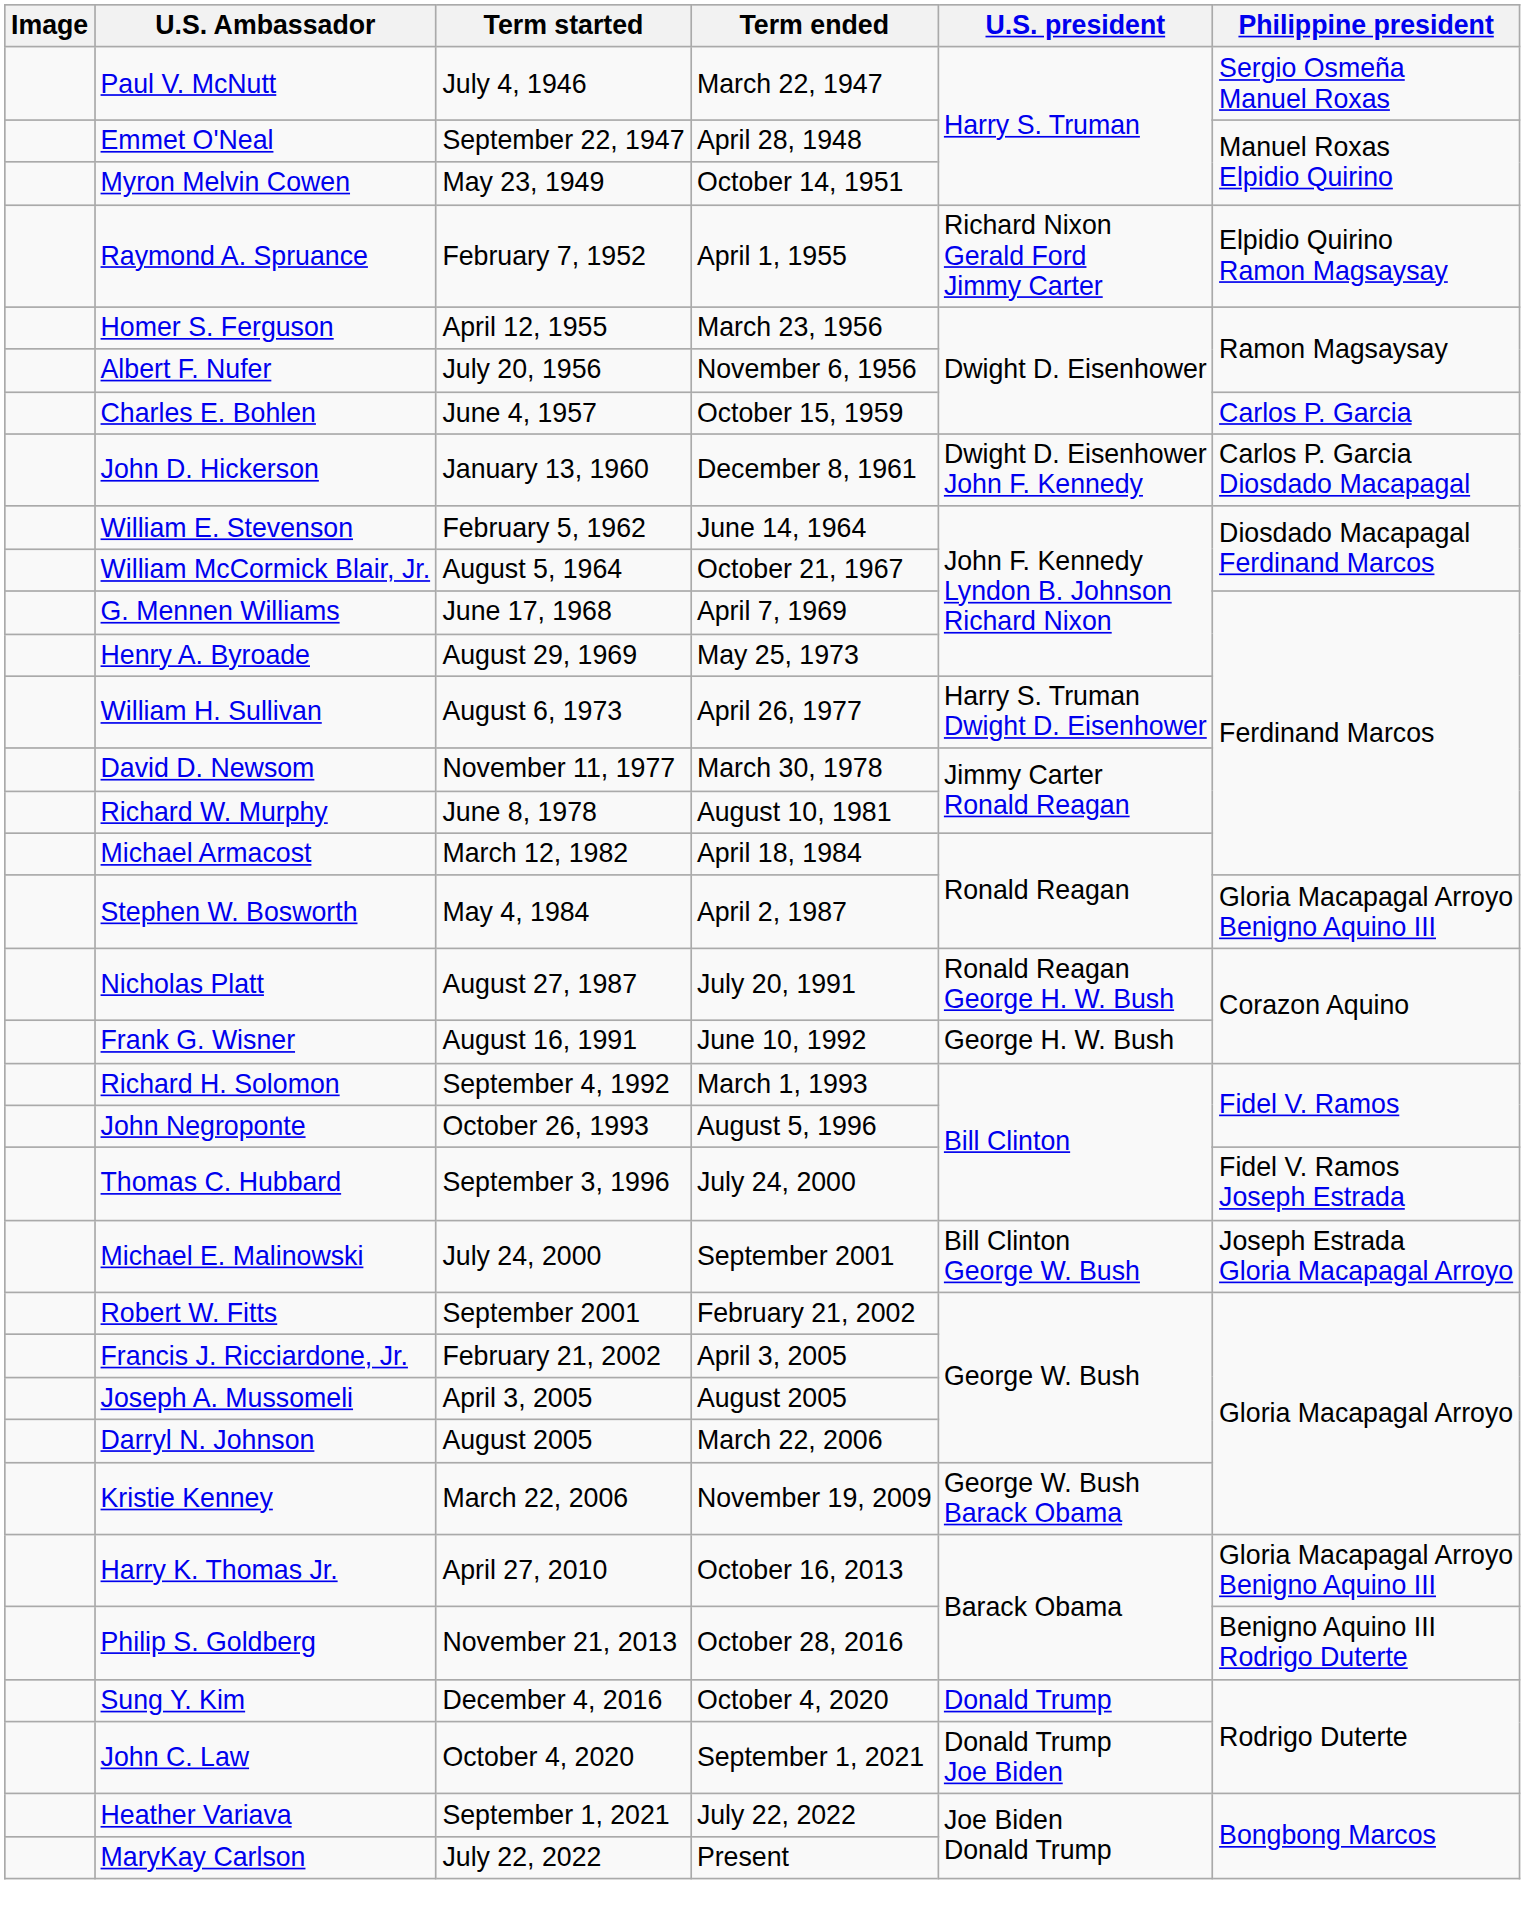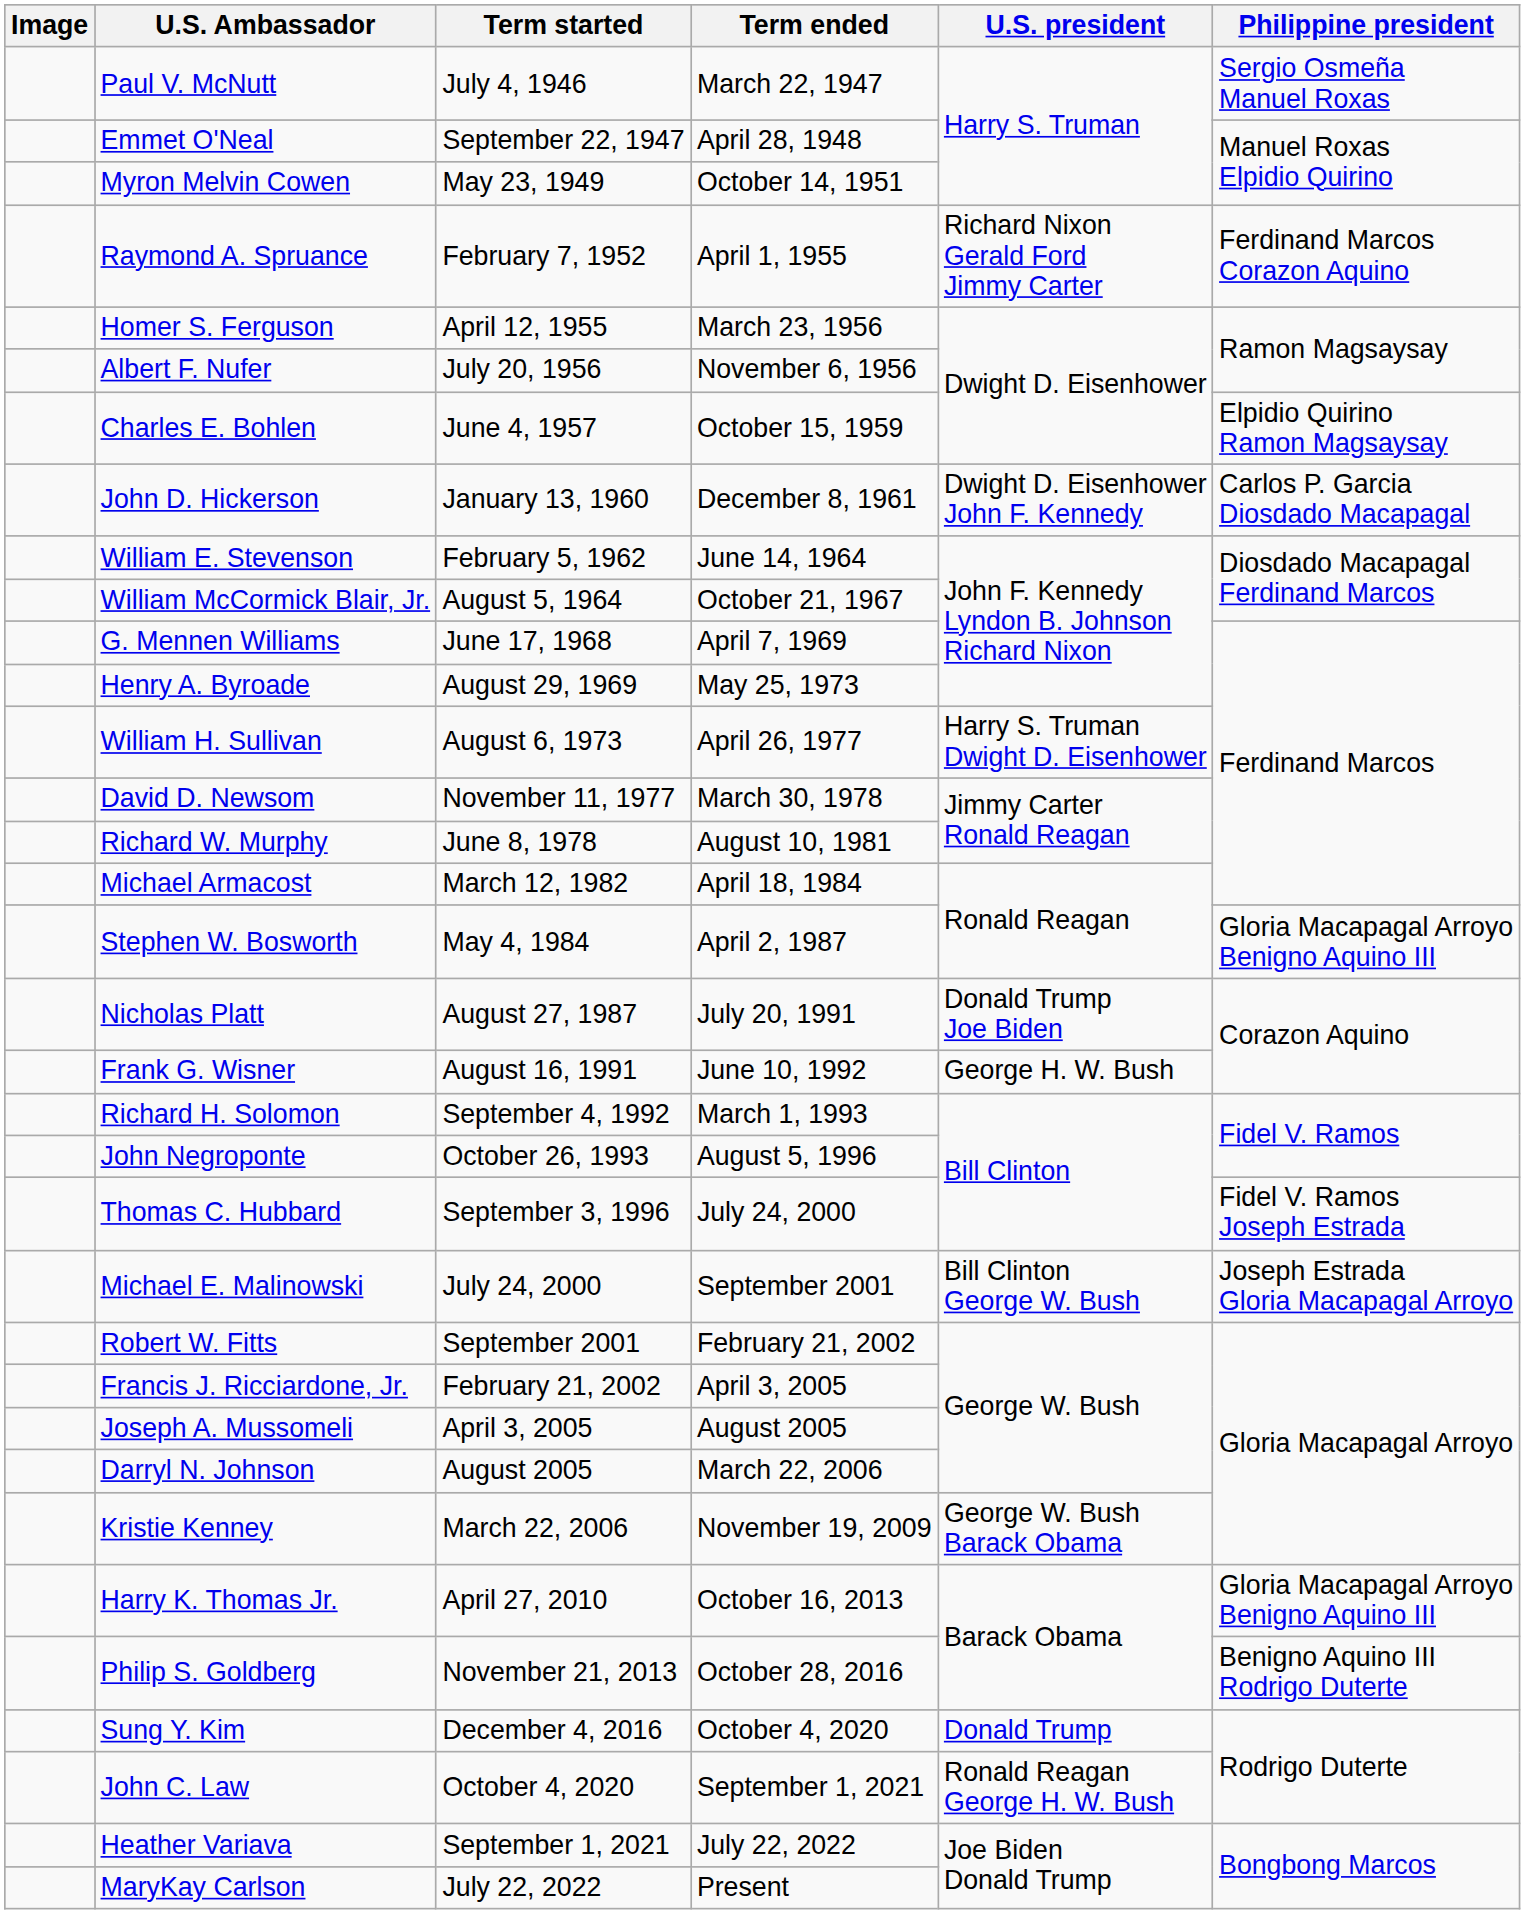(1333, 255) Elpidio Quirino Ramon Magsaysay -> (1327, 255) Ferdinand Marcos Corazon Aquino
(1315, 412) Carlos P. Garcia -> (1333, 427) Elpidio Quirino Ramon Magsaysay
(1059, 983) Ronald Reagan George H. W. Bush -> (1028, 1013) Donald Trump Joe Biden
(1028, 1757) Donald Trump Joe Biden -> (1059, 1787) Ronald Reagan George H. W. Bush
